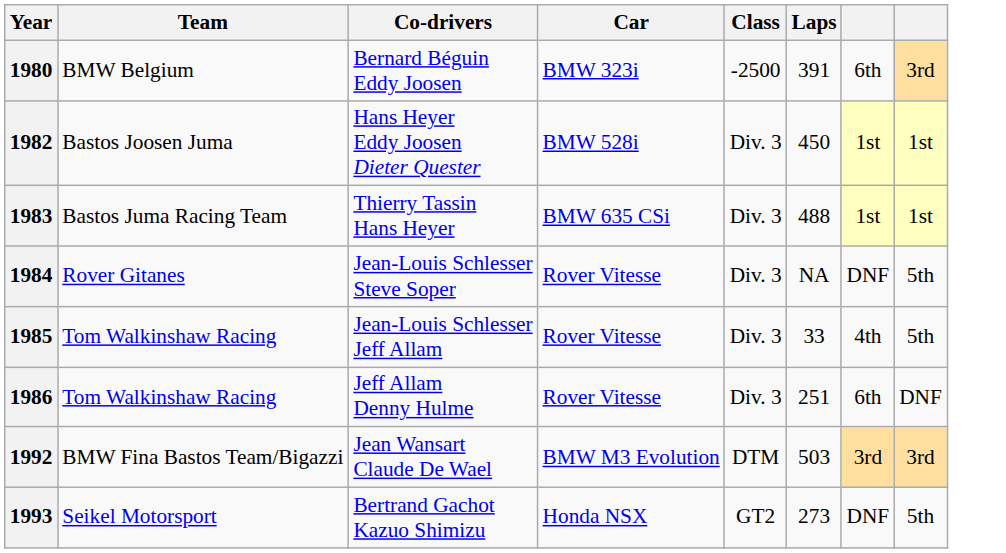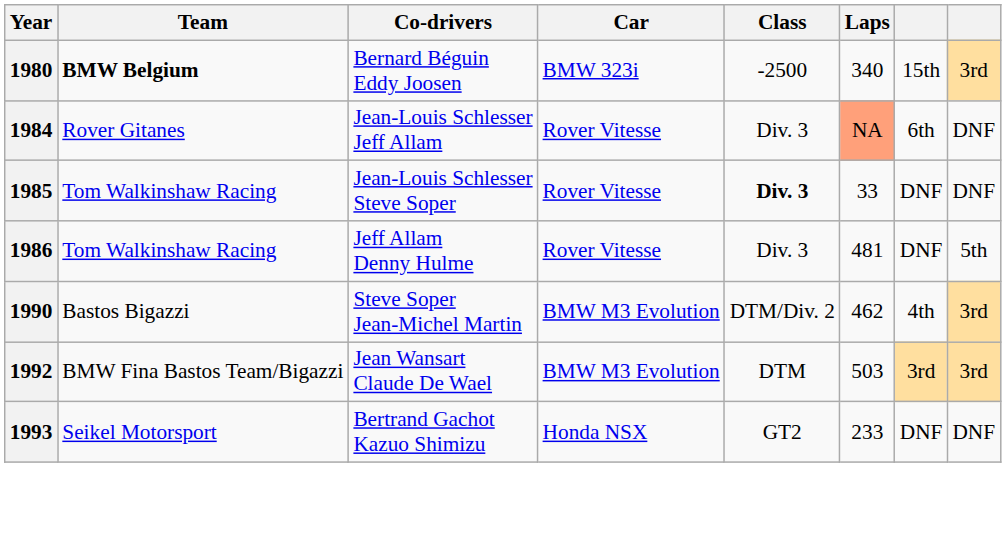(128, 70) normal -> (130, 70) bold
(814, 70) 391 -> (867, 70) 340
(868, 70) 6th -> (921, 70) 15th
- row: (31, 143)
- row: (31, 215)
(443, 276) Jean-Louis Schlesser Steve Soper -> (443, 130) Jean-Louis Schlesser Jeff Allam
(814, 276) no background -> (867, 130) lightsalmon background
(868, 276) DNF -> (921, 130) 6th
(920, 276) 5th -> (974, 130) DNF
(443, 336) Jean-Louis Schlesser Jeff Allam -> (443, 190) Jean-Louis Schlesser Steve Soper
(756, 336) normal -> (782, 190) bold
(868, 336) 4th -> (921, 190) DNF
(920, 336) 5th -> (974, 190) DNF
(814, 396) 251 -> (867, 251) 481
(868, 396) 6th -> (921, 251) DNF
(920, 396) DNF -> (974, 251) 5th
+ row: (31, 311)
(814, 517) 273 -> (867, 432) 233
(920, 517) 5th -> (974, 432) DNF
